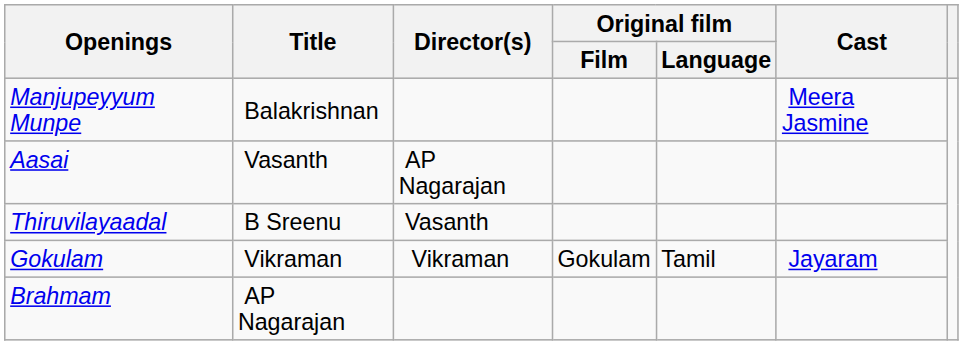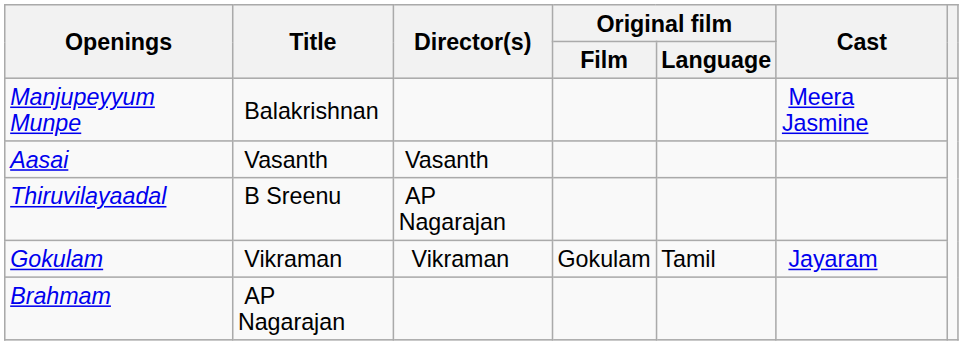(452, 173) AP Nagarajan -> (444, 160) Vasanth
(444, 223) Vasanth -> (452, 210) AP Nagarajan
